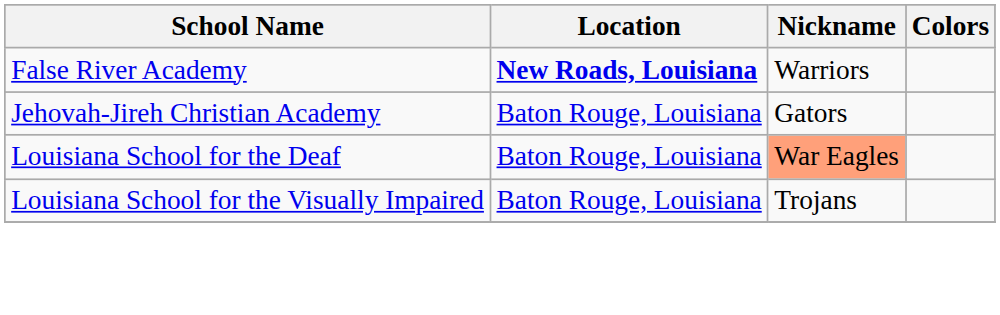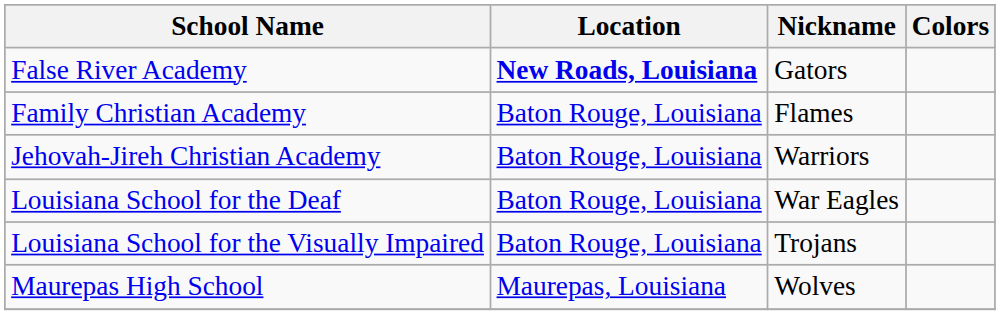(822, 69) Warriors -> (811, 69) Gators
+ row: (159, 112)
(811, 112) Gators -> (822, 156) Warriors
(837, 156) lightsalmon background -> (837, 199) no background
+ row: (137, 286)
